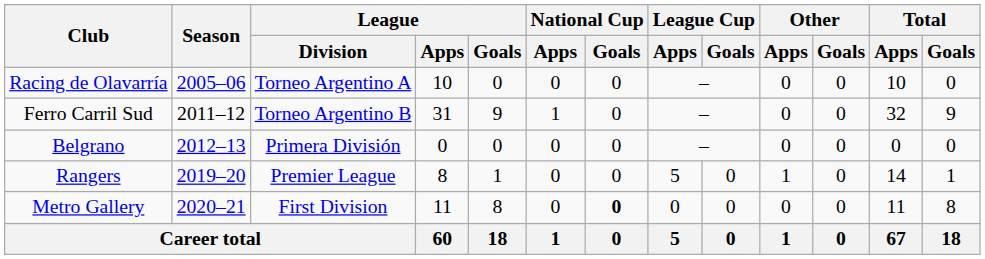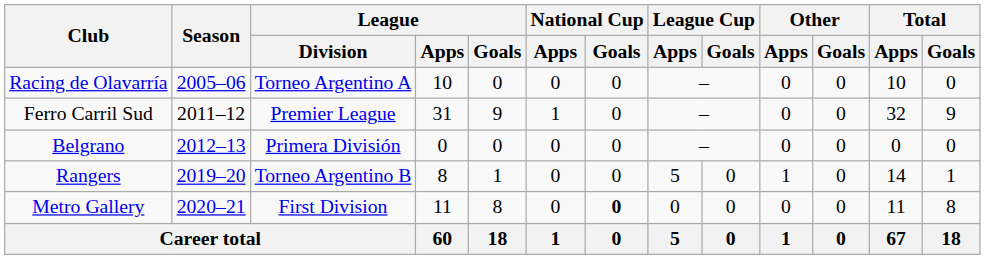(333, 113) Torneo Argentino B -> (333, 113) Premier League
(333, 176) Premier League -> (333, 176) Torneo Argentino B
